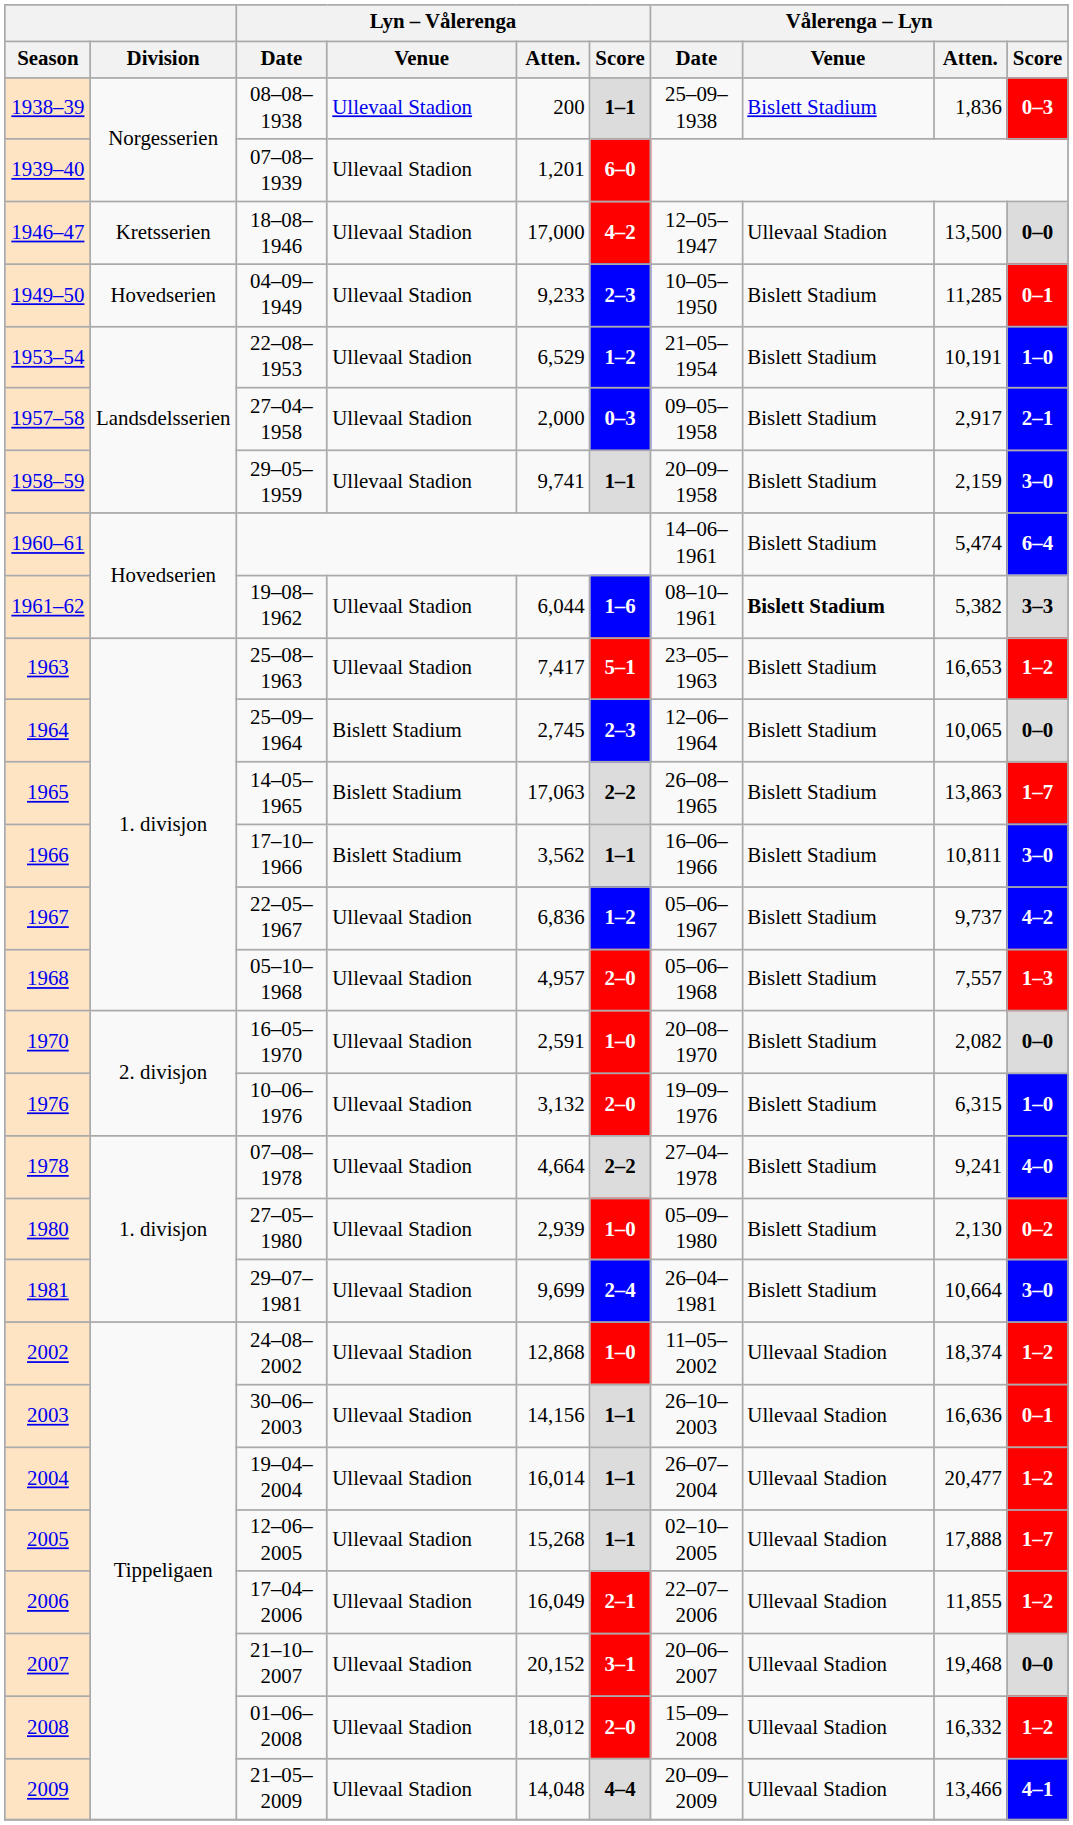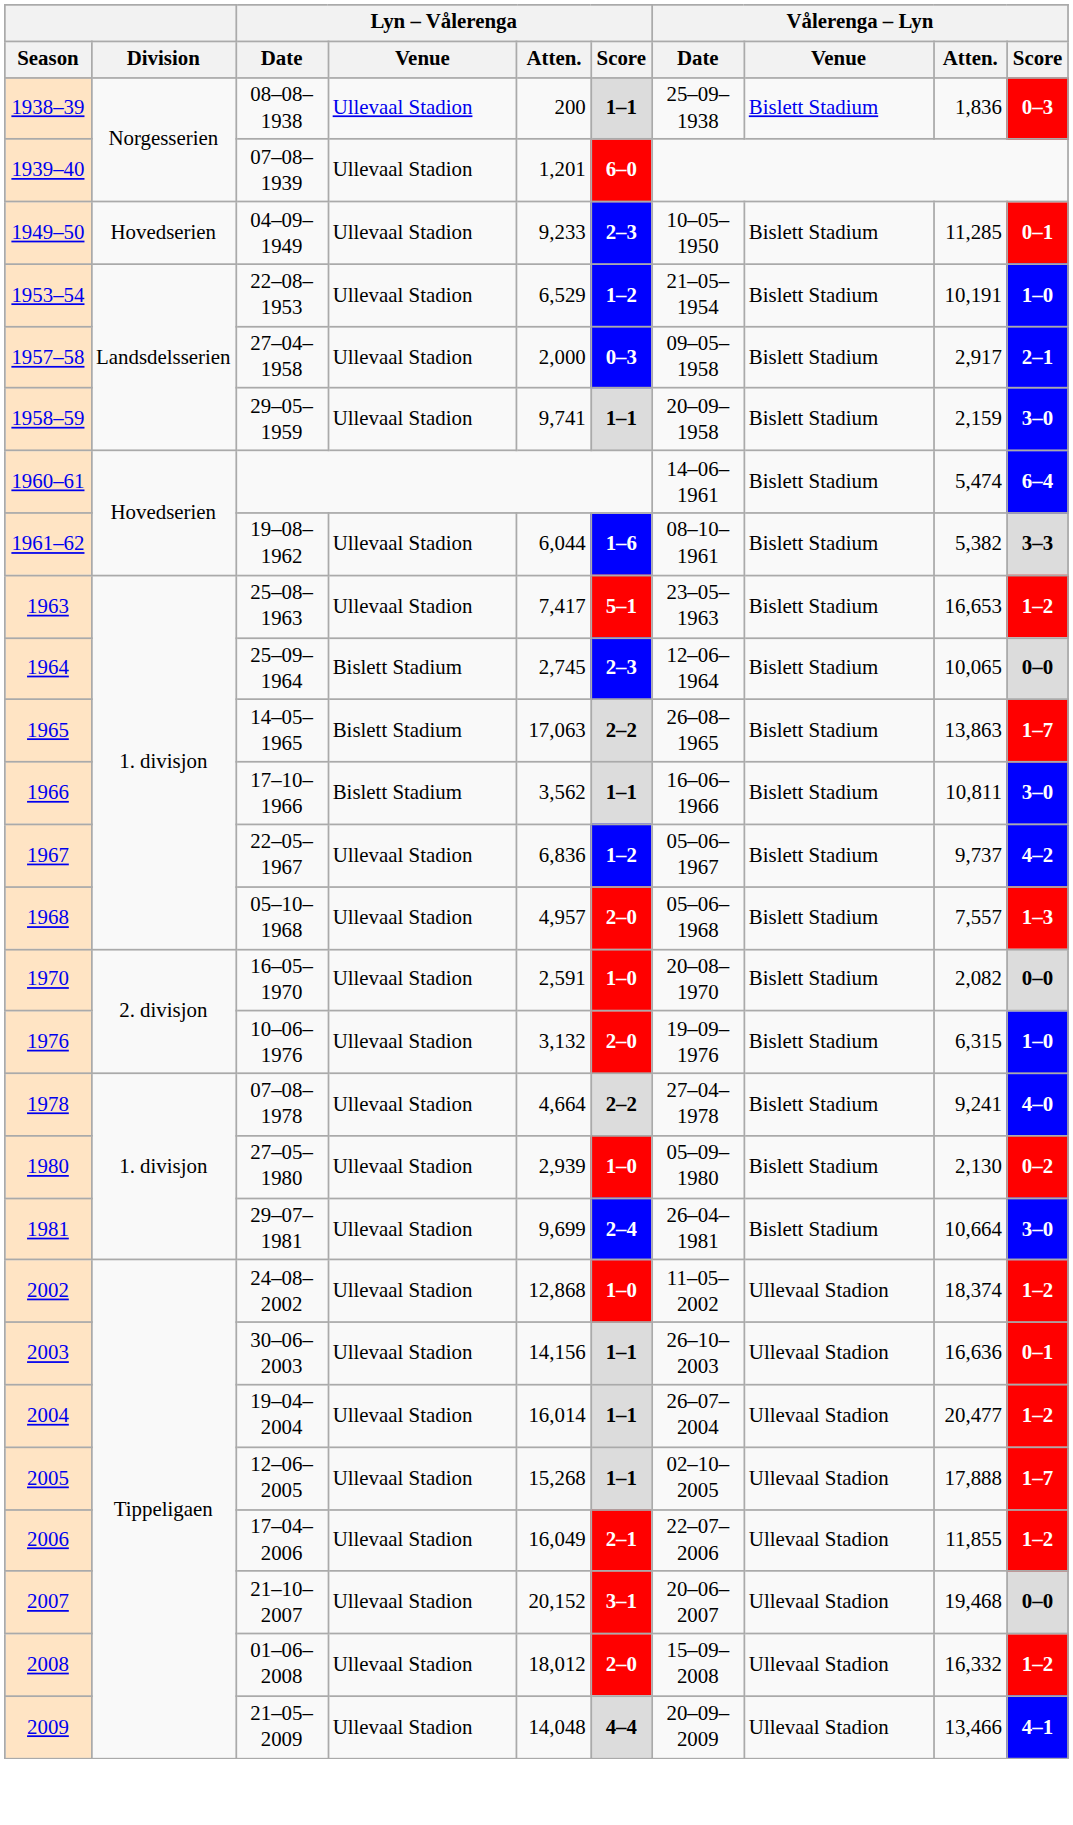- row: (48, 232)
(816, 606) bold -> (814, 543) normal
